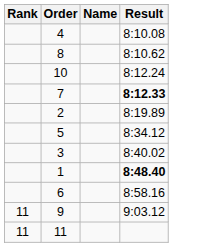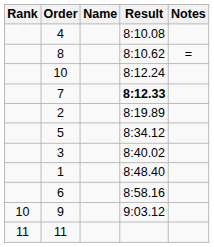+ column: (188, 14)
(144, 172) bold -> (144, 172) normal
(23, 212) 11 -> (23, 212) 10
